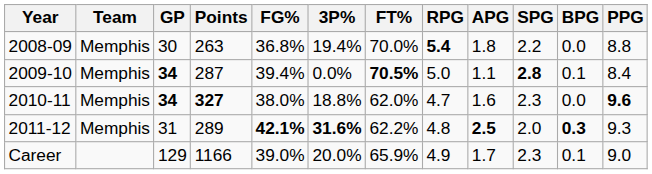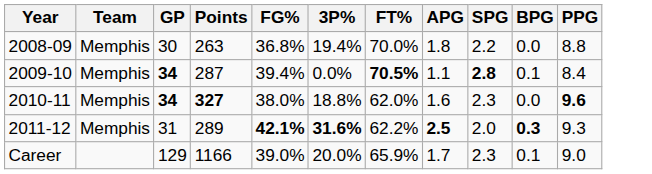- column: (445, 18)
